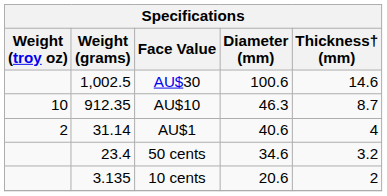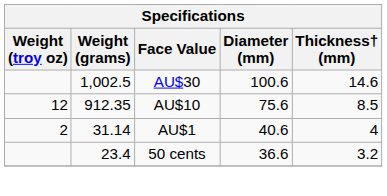(59, 105) 10 -> (59, 105) 12
(274, 105) 46.3 -> (274, 105) 75.6
(368, 105) 8.7 -> (368, 105) 8.5
(274, 154) 34.6 -> (274, 154) 36.6
- row: (177, 178)
